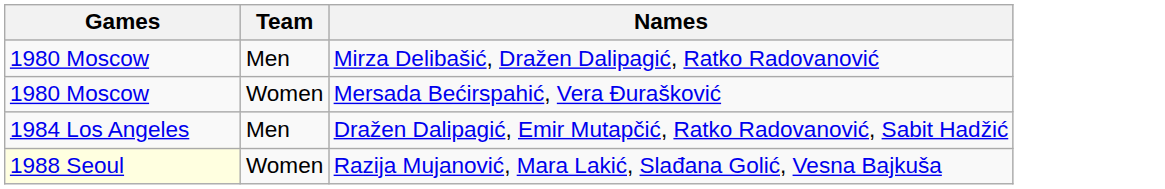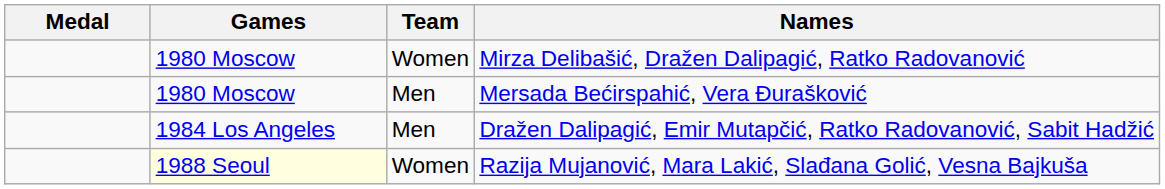+ column: (78, 22)
(268, 58) Men -> (430, 58) Women
(285, 93) Women -> (414, 93) Men
